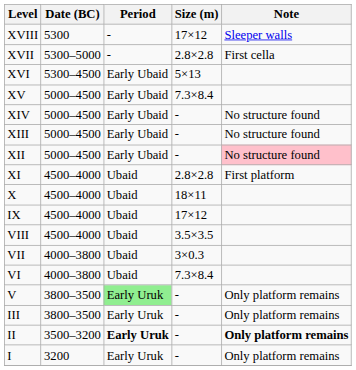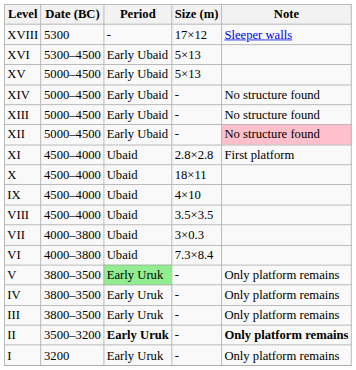- row: (21, 54)
(194, 94) 7.3×8.4 -> (188, 74) 5×13
(191, 214) 17×12 -> (188, 194) 4×10
+ row: (14, 295)
